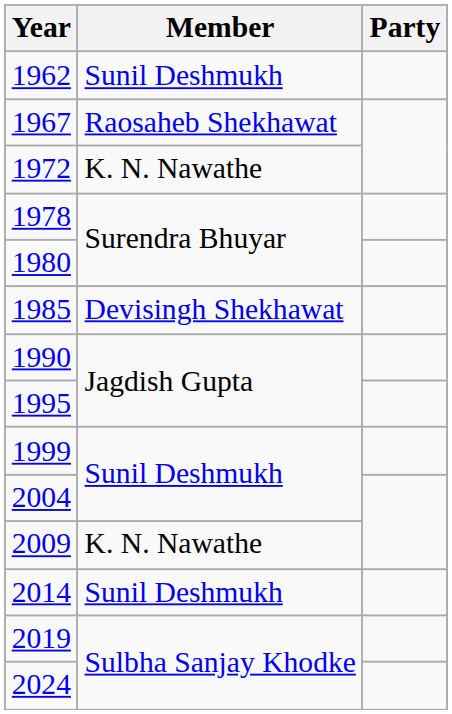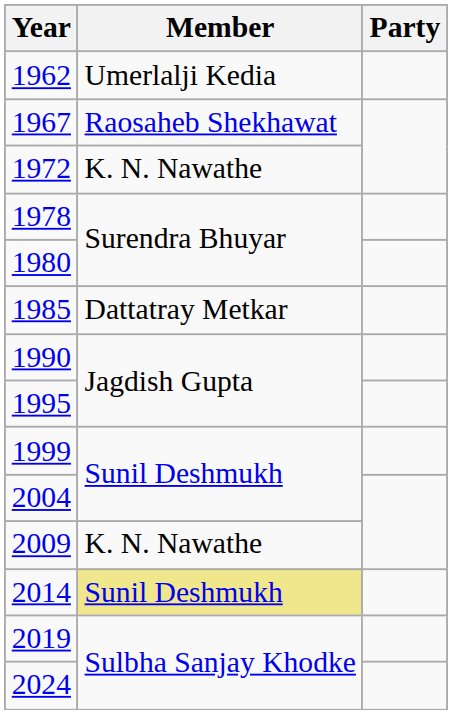(184, 74) Sunil Deshmukh -> (180, 74) Umerlalji Kedia
(214, 309) Devisingh Shekhawat -> (186, 309) Dattatray Metkar
(184, 591) no background -> (184, 591) khaki background
